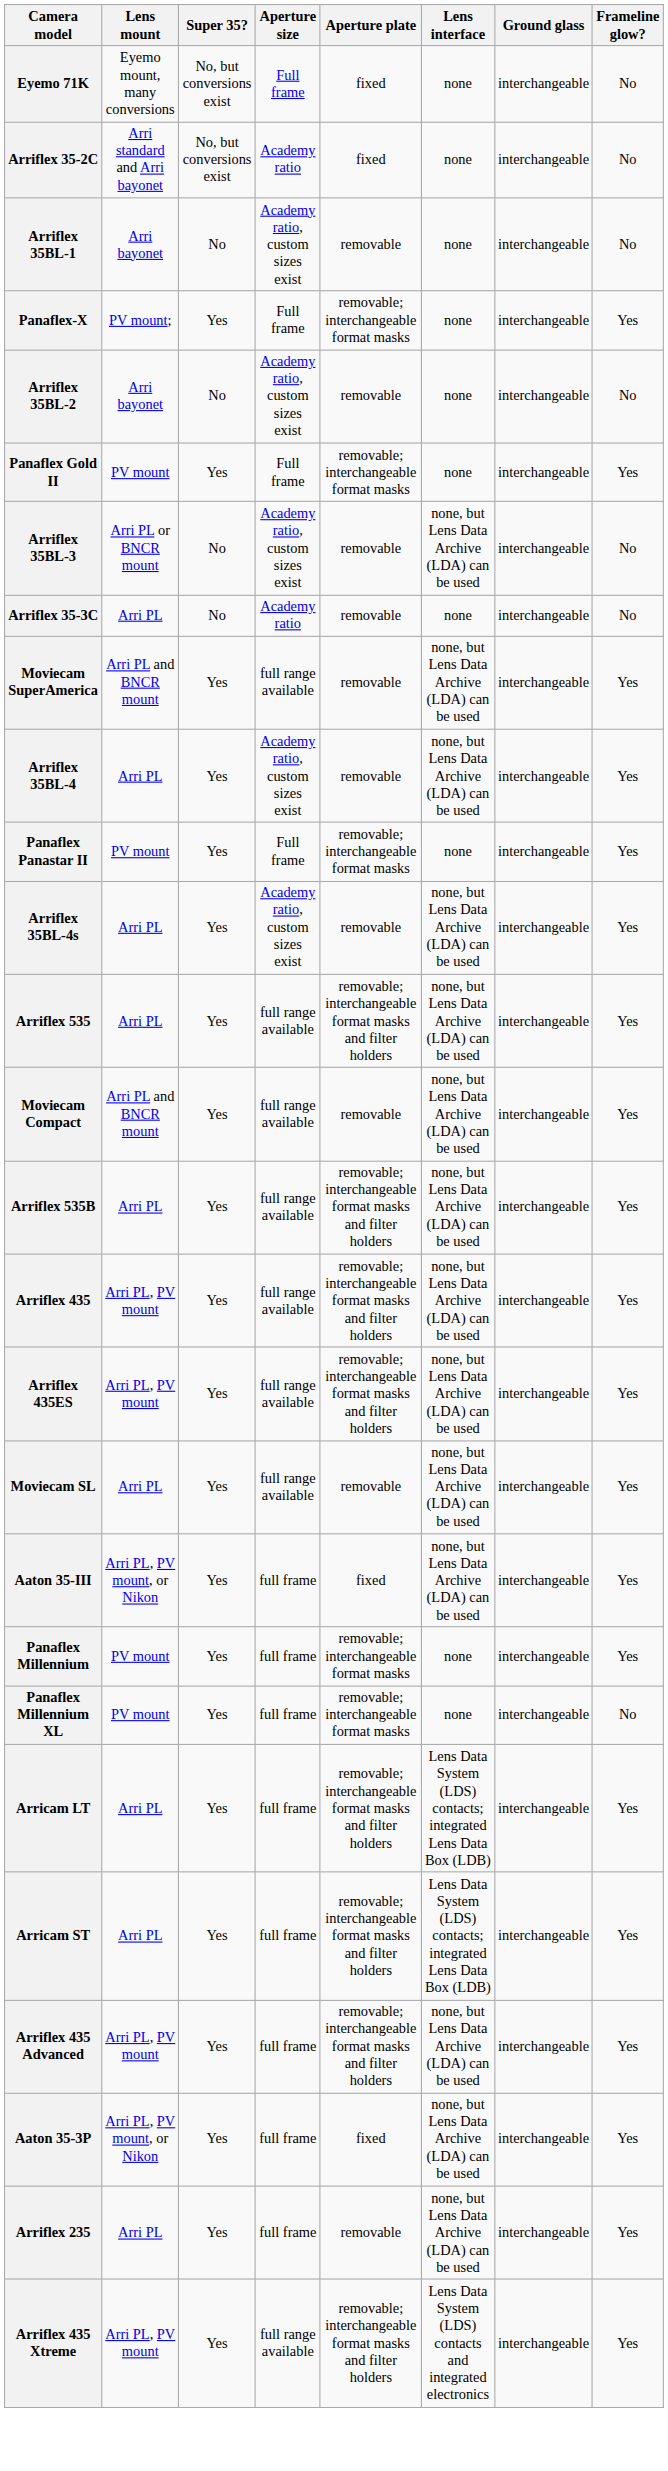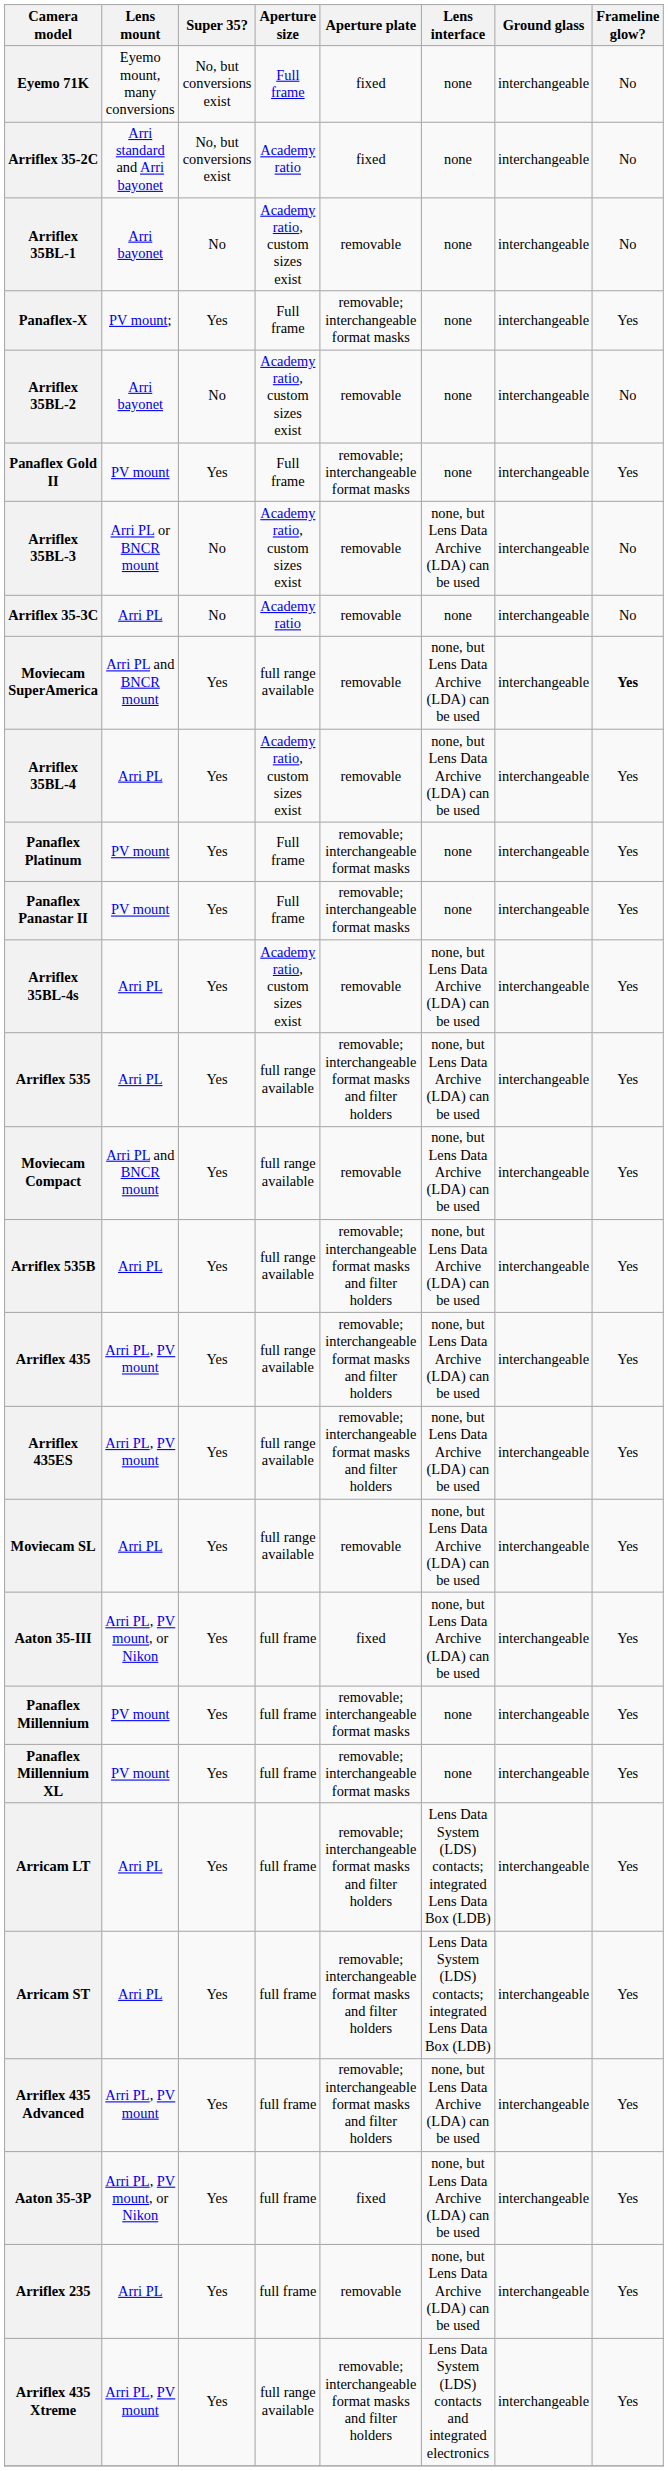(628, 683) normal -> (628, 683) bold
+ row: (53, 852)
(628, 1715) No -> (628, 1773) Yes
